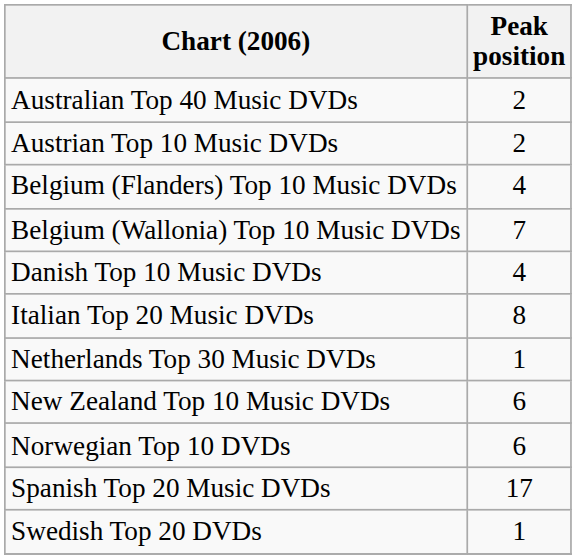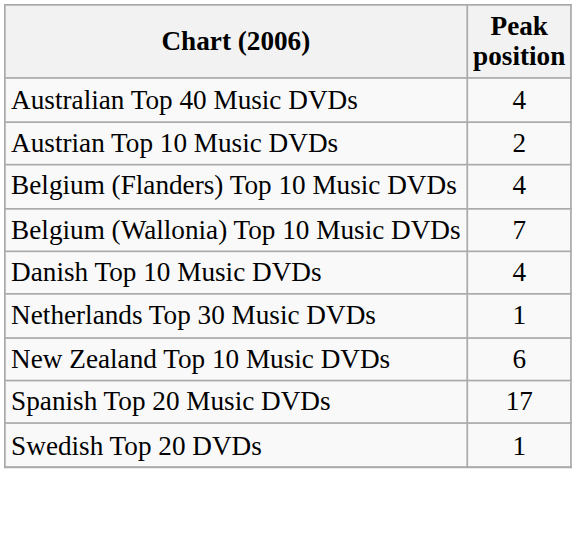(519, 99) 2 -> (519, 99) 4
- row: (163, 315)
- row: (151, 444)
